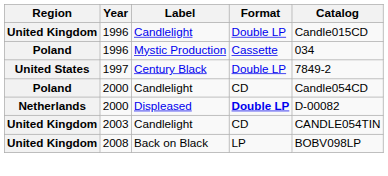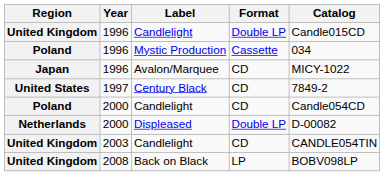+ row: (116, 69)
(259, 69) Double LP -> (240, 87) CD
(260, 106) bold -> (259, 124) normal
